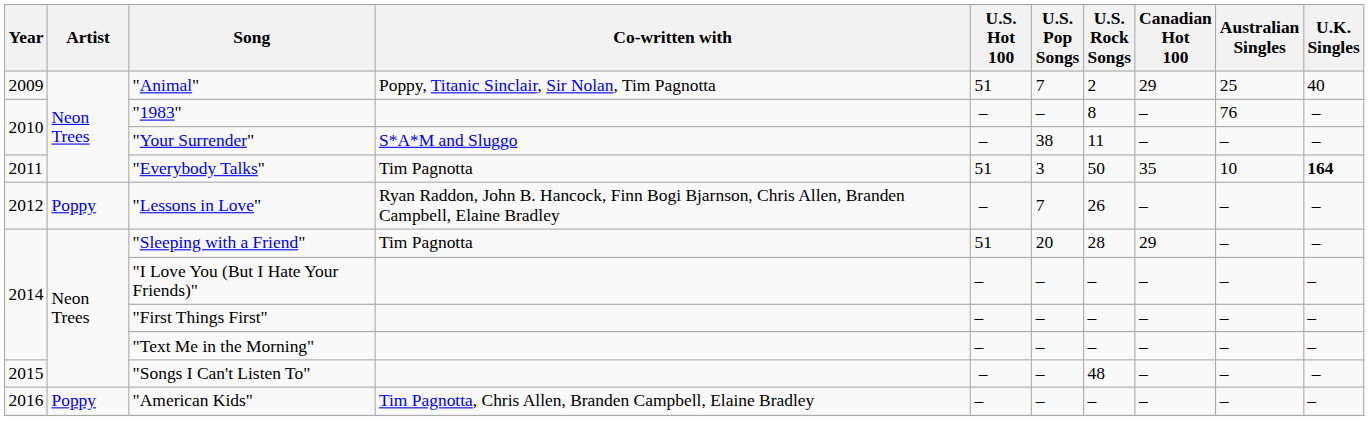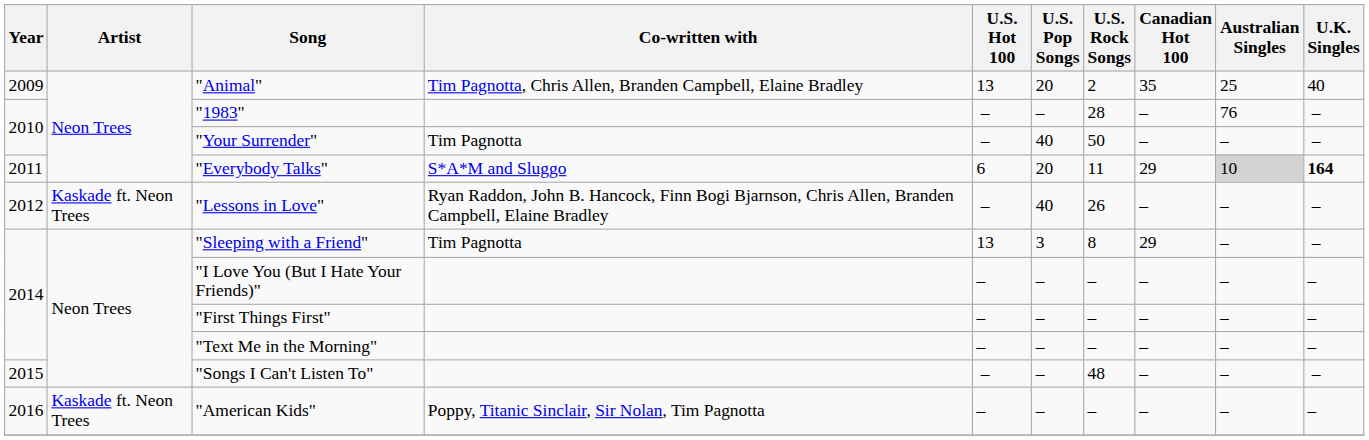(547, 85) Poppy, Titanic Sinclair, Sir Nolan, Tim Pagnotta -> (646, 85) Tim Pagnotta, Chris Allen, Branden Campbell, Elaine Bradley
(983, 85) 51 -> (985, 85) 13
(1040, 85) 7 -> (1045, 85) 20
(1148, 85) 29 -> (1148, 85) 35
(1092, 112) 8 -> (1096, 112) 28
(448, 140) S*A*M and Sluggo -> (475, 140) Tim Pagnotta
(1044, 140) 38 -> (1045, 140) 40
(1096, 140) 11 -> (1096, 140) 50
(426, 168) Tim Pagnotta -> (497, 168) S*A*M and Sluggo
(983, 168) 51 -> (981, 168) 6
(1040, 168) 3 -> (1045, 168) 20
(1096, 168) 50 -> (1096, 168) 11
(1148, 168) 35 -> (1148, 168) 29
(1229, 168) no background -> (1229, 168) lightgrey background
(74, 205) Poppy -> (112, 205) Kaskade ft. Neon Trees
(1040, 205) 7 -> (1045, 205) 40
(983, 243) 51 -> (985, 243) 13
(1044, 243) 20 -> (1040, 243) 3
(1096, 243) 28 -> (1092, 243) 8
(74, 401) Poppy -> (112, 410) Kaskade ft. Neon Trees
(597, 401) Tim Pagnotta, Chris Allen, Branden Campbell, Elaine Bradley -> (596, 410) Poppy, Titanic Sinclair, Sir Nolan, Tim Pagnotta
